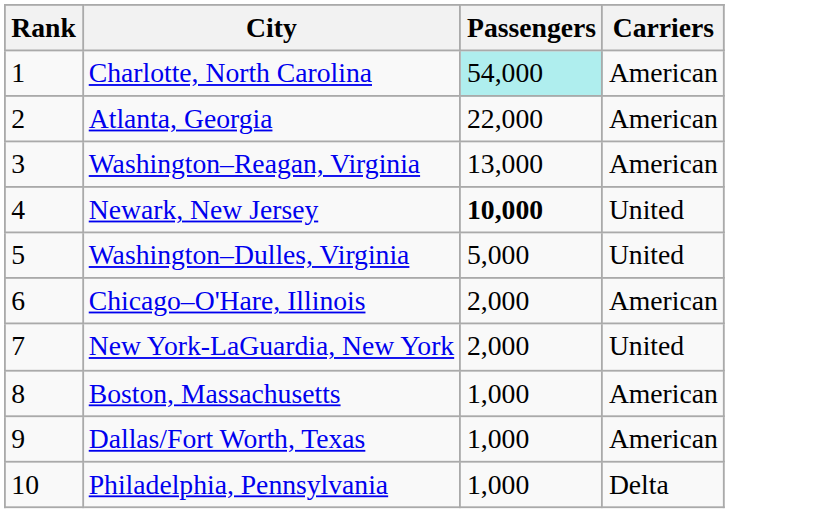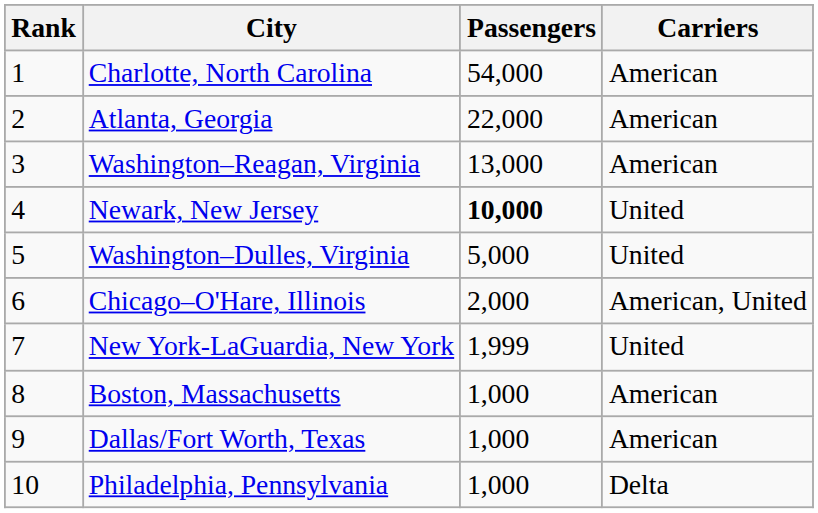(505, 73) paleturquoise background -> (505, 73) no background
(663, 301) American -> (708, 301) American, United
(498, 346) 2,000 -> (498, 346) 1,999
